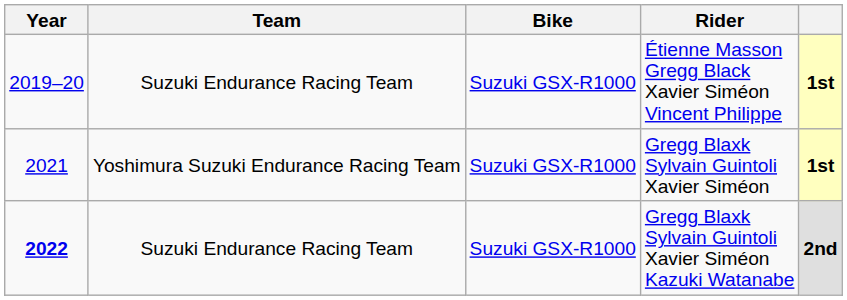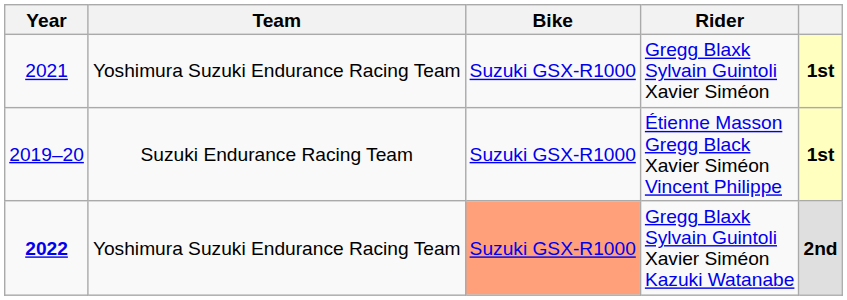rows swapped: (714, 81) <-> (711, 164)
(277, 248) Suzuki Endurance Racing Team -> (277, 248) Yoshimura Suzuki Endurance Racing Team
(553, 248) no background -> (553, 248) lightsalmon background
